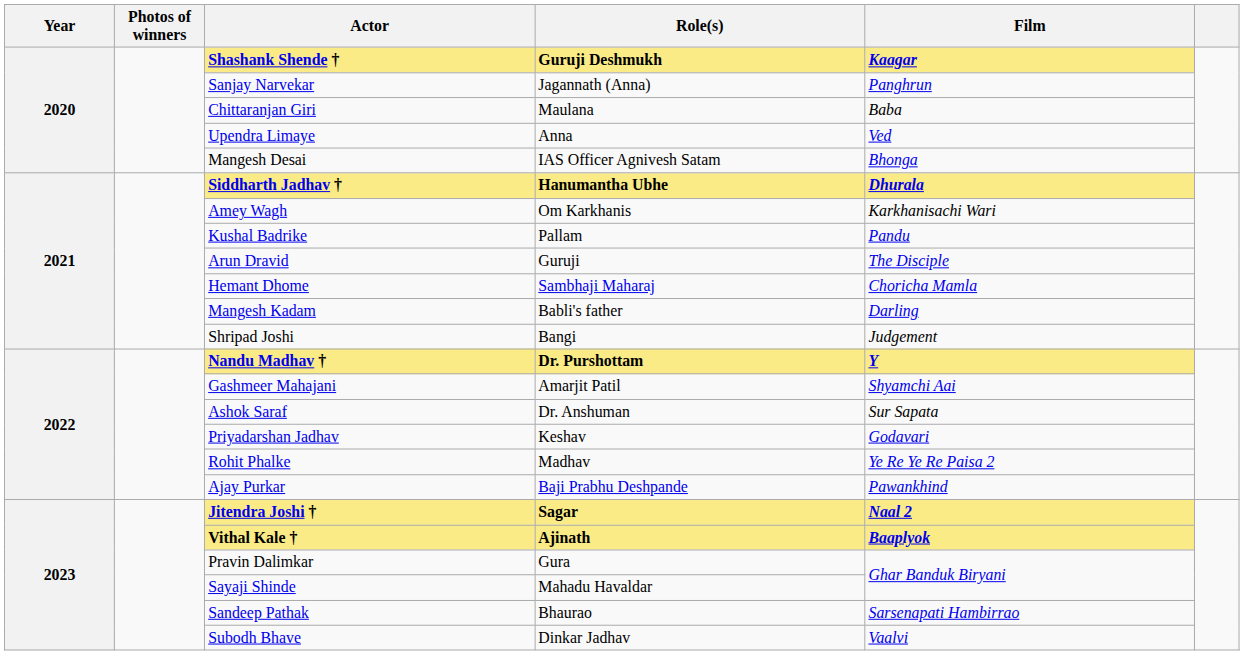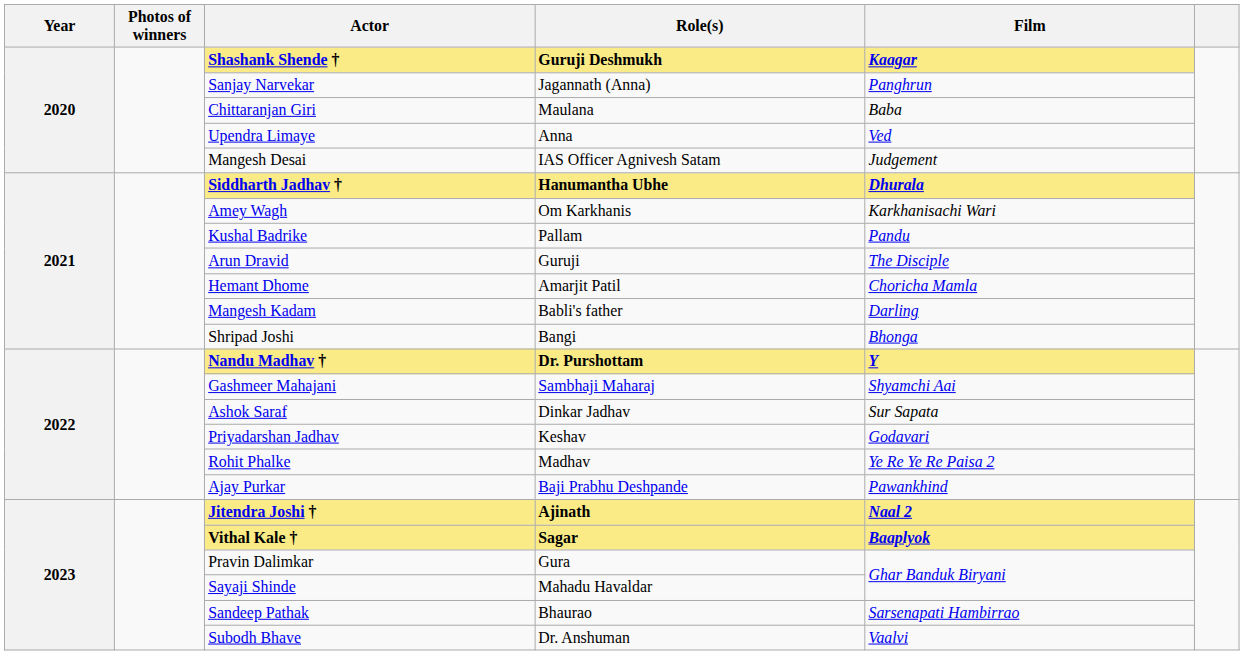(893, 160) Bhonga -> (903, 160) Judgement
(597, 286) Sambhaji Maharaj -> (579, 286) Amarjit Patil
(903, 336) Judgement -> (893, 336) Bhonga
(579, 386) Amarjit Patil -> (597, 386) Sambhaji Maharaj
(584, 411) Dr. Anshuman -> (584, 411) Dinkar Jadhav
(558, 512) Sagar -> (564, 512) Ajinath
(564, 537) Ajinath -> (558, 537) Sagar
(584, 637) Dinkar Jadhav -> (584, 637) Dr. Anshuman
